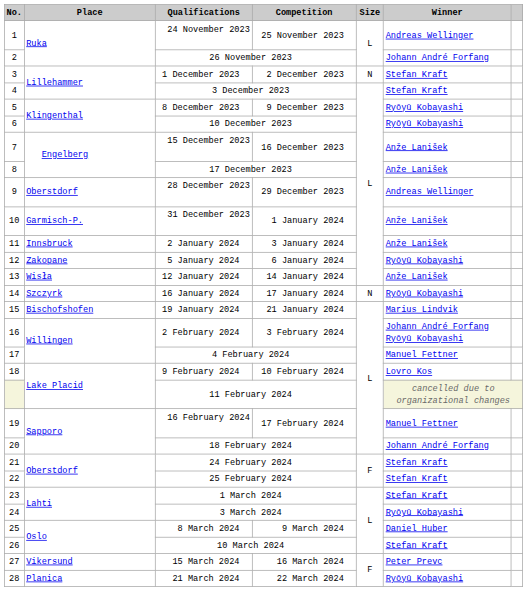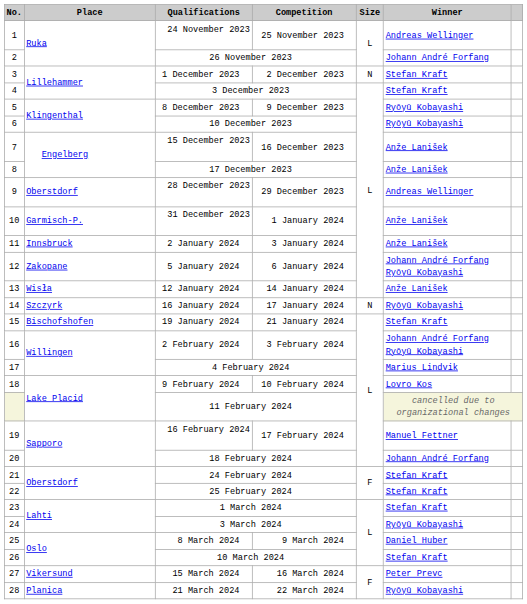(424, 260) Ryōyū Kobayashi -> (437, 267) Johann André Forfang Ryōyū Kobayashi
(422, 310) Marius Lindvik -> (417, 322) Stefan Kraft
(422, 355) Manuel Fettner -> (422, 368) Marius Lindvik
